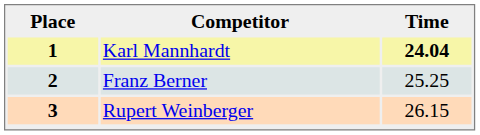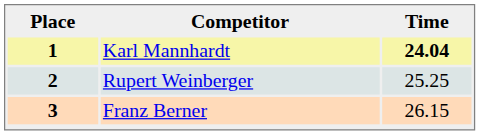(155, 80) Franz Berner -> (178, 80) Rupert Weinberger
(178, 110) Rupert Weinberger -> (155, 110) Franz Berner
